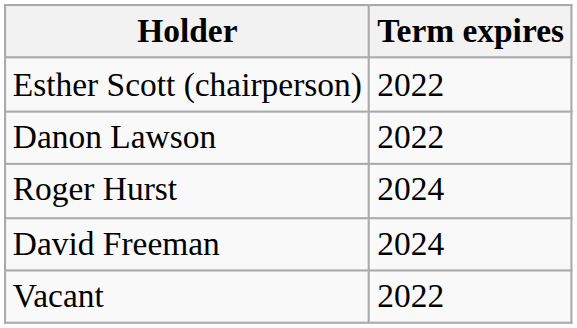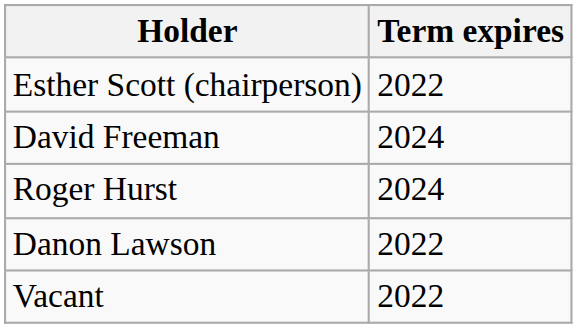rows swapped: (116, 243) <-> (114, 137)
